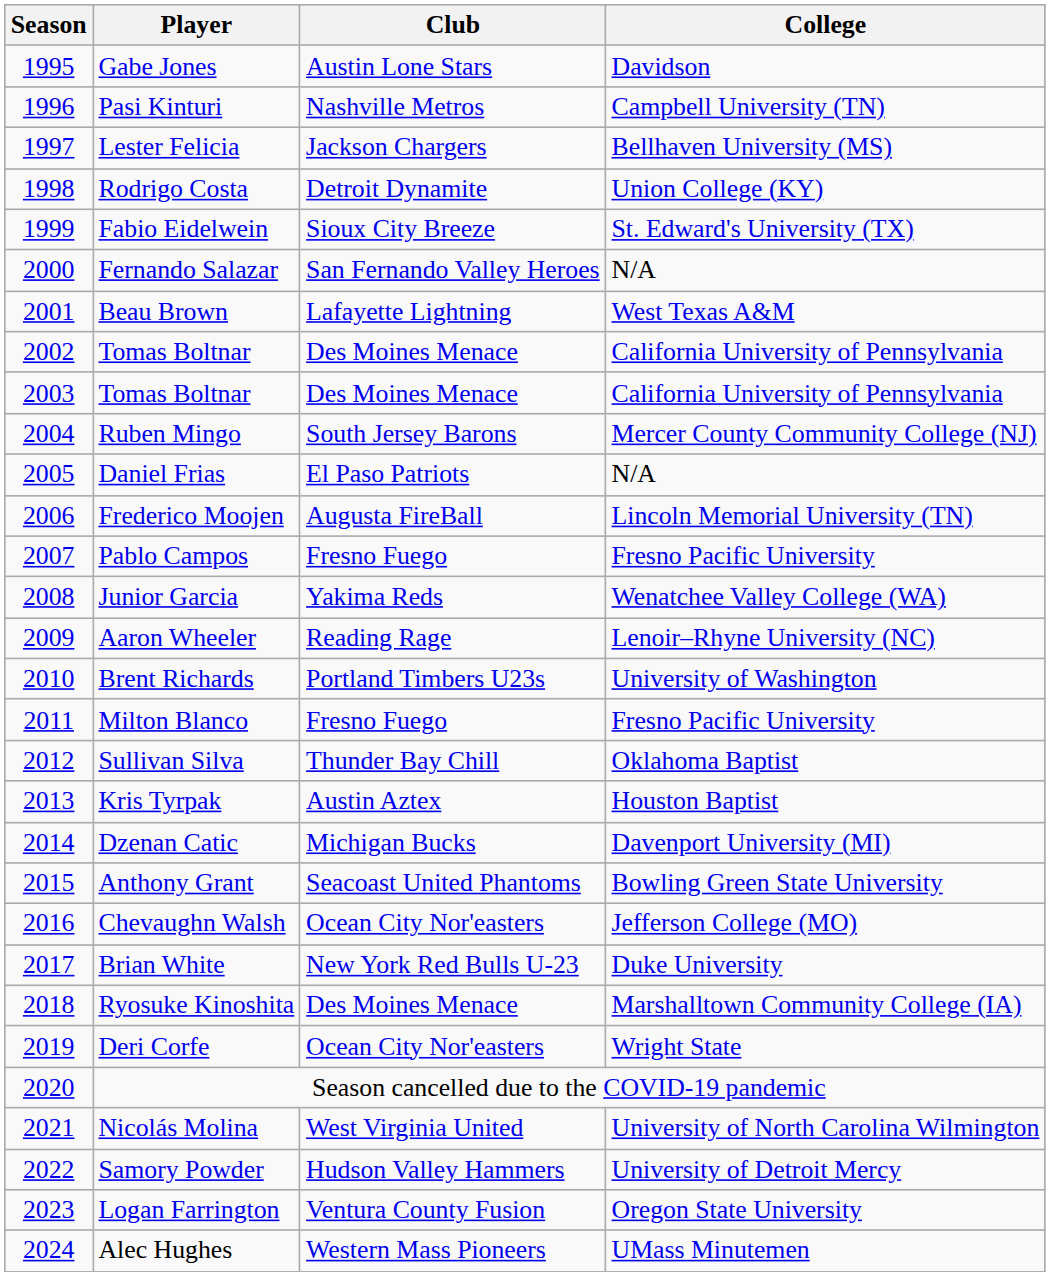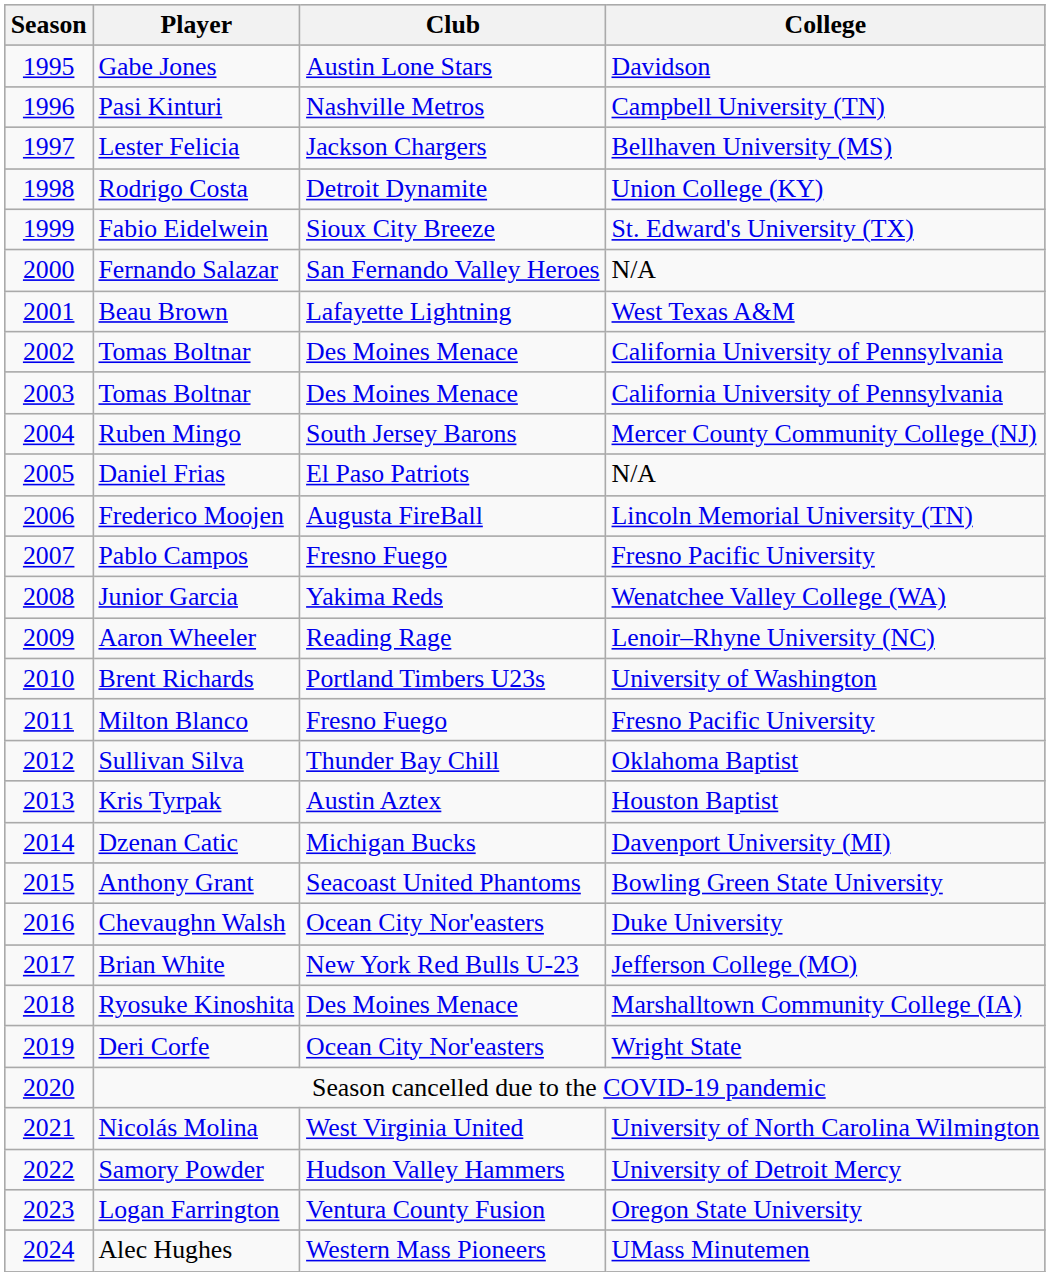(734, 923) Jefferson College (MO) -> (697, 923) Duke University
(697, 964) Duke University -> (734, 964) Jefferson College (MO)
